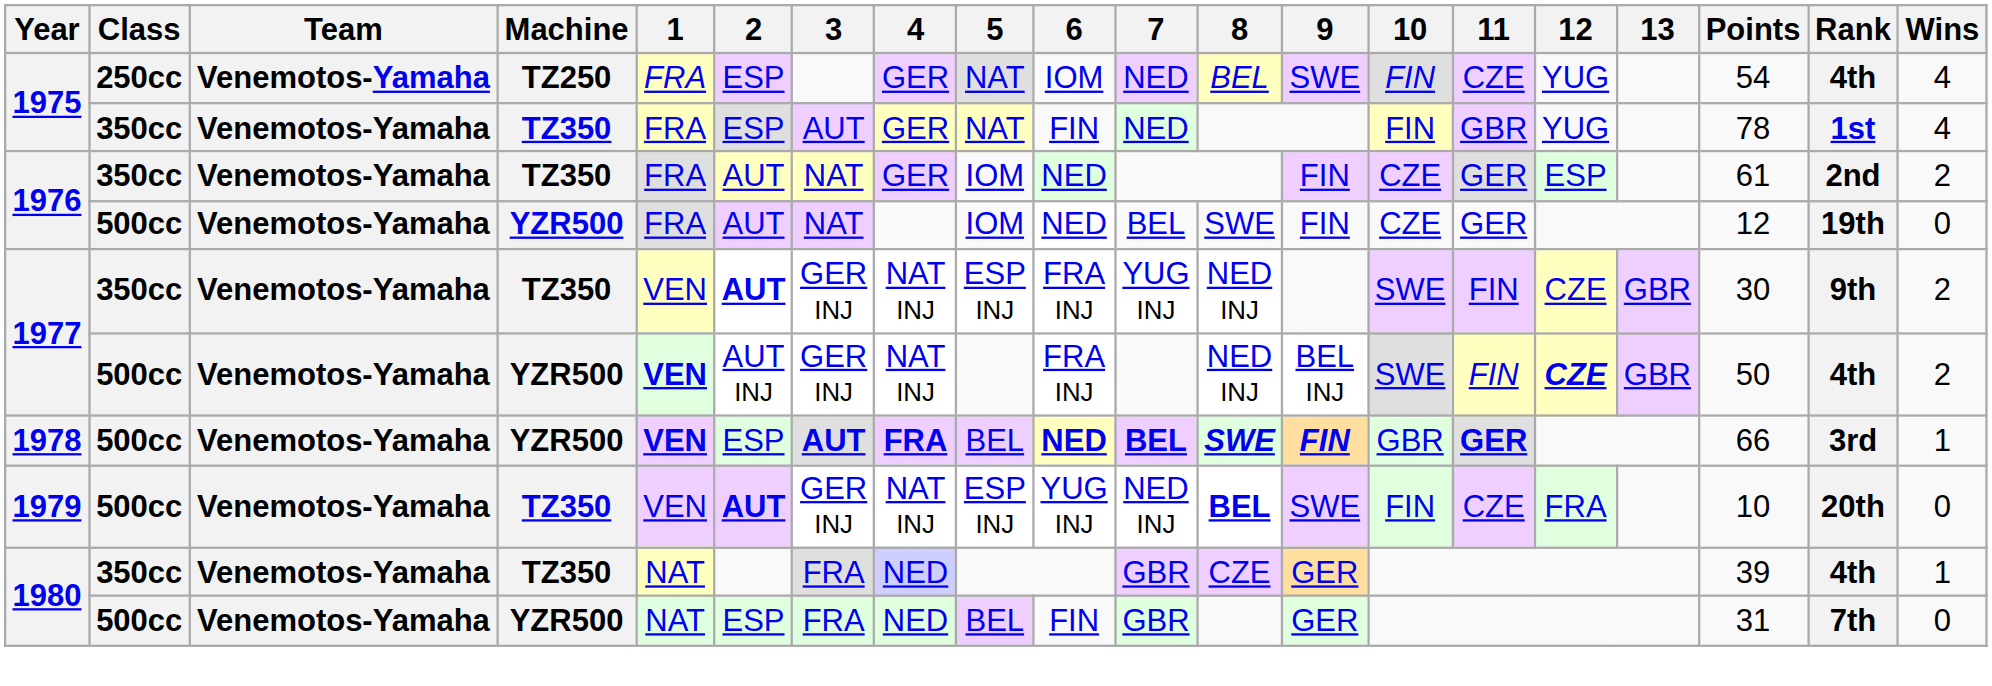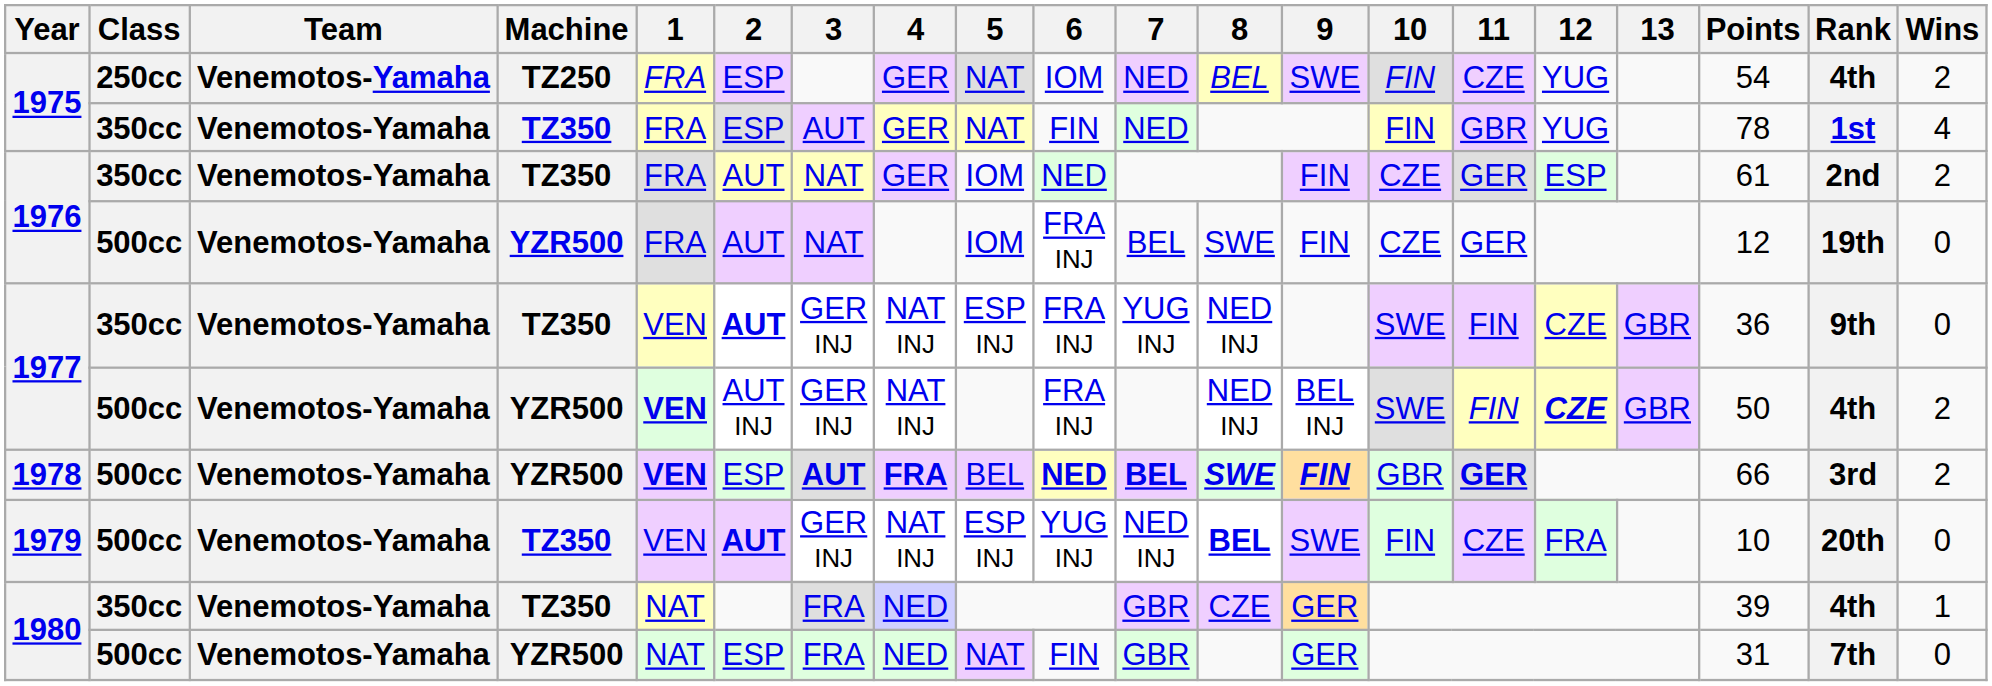(1942, 78) 4 -> (1942, 78) 2
(1074, 225) NED -> (1074, 241) FRA INJ
(1753, 291) 30 -> (1753, 325) 36
(1942, 291) 2 -> (1942, 325) 0
(1942, 440) 1 -> (1942, 474) 2
(995, 621) BEL -> (995, 655) NAT
